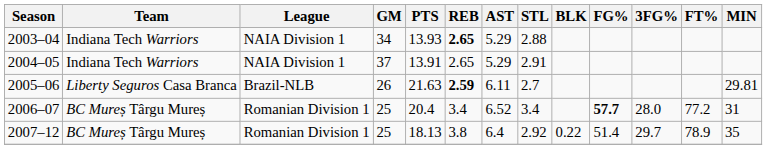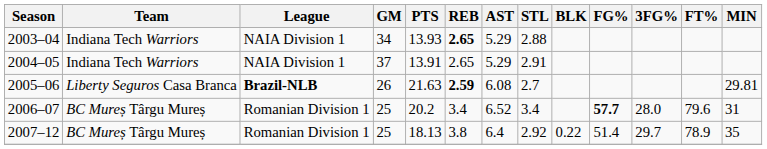(279, 86) normal -> (280, 86) bold
(498, 86) 6.11 -> (498, 86) 6.08
(421, 109) 20.4 -> (421, 109) 20.2
(698, 109) 77.2 -> (698, 109) 79.6
